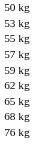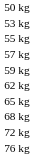+ row: (17, 132)
